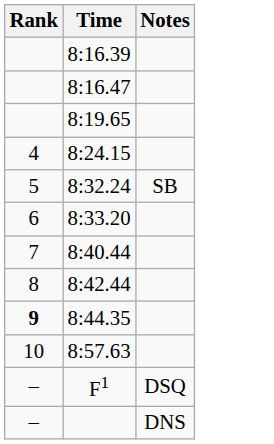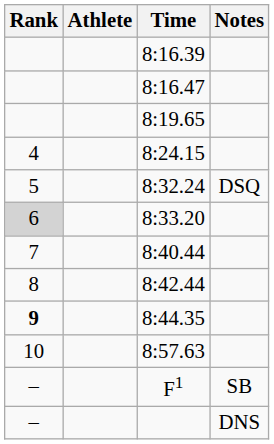+ column: (100, 20)
(165, 185) SB -> (239, 185) DSQ
(34, 218) no background -> (34, 218) lightgrey background
(165, 386) DSQ -> (239, 386) SB
